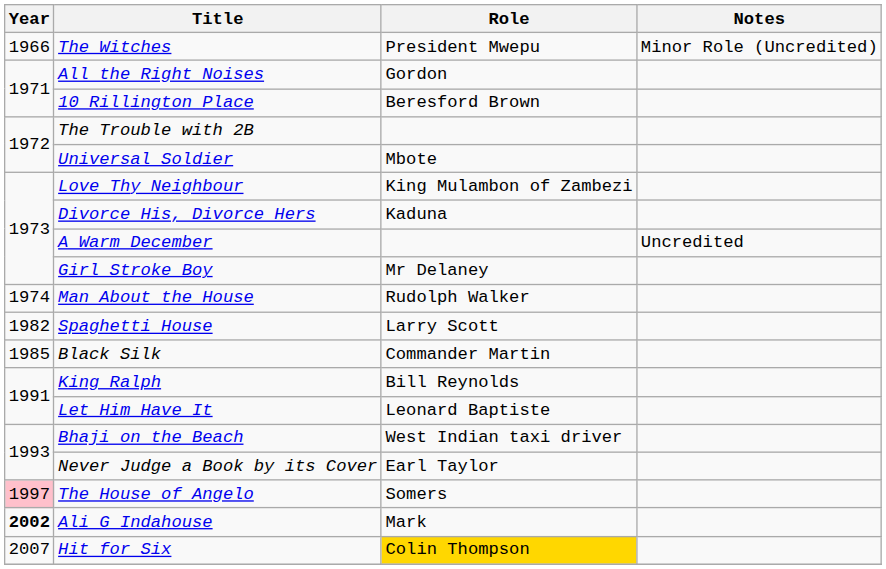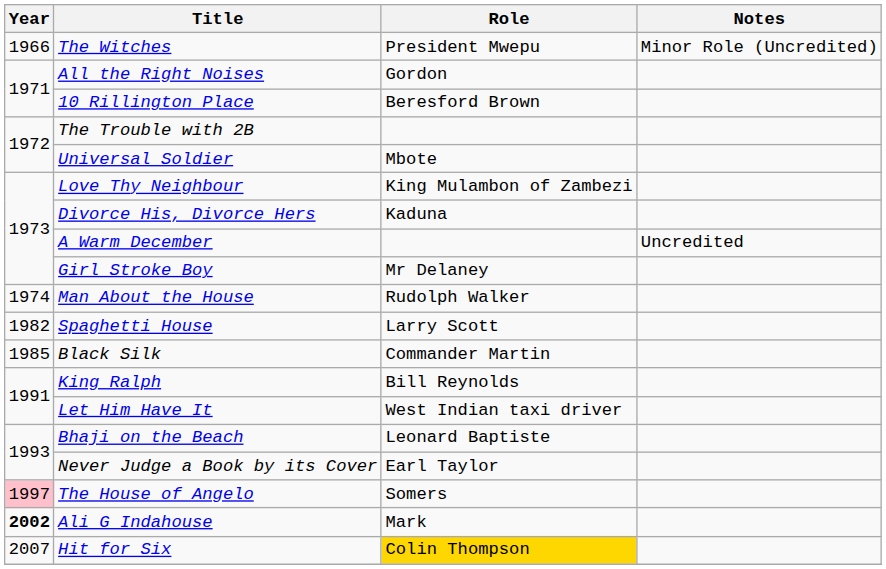(468, 410) Leonard Baptiste -> (504, 410) West Indian taxi driver
(504, 438) West Indian taxi driver -> (468, 438) Leonard Baptiste
